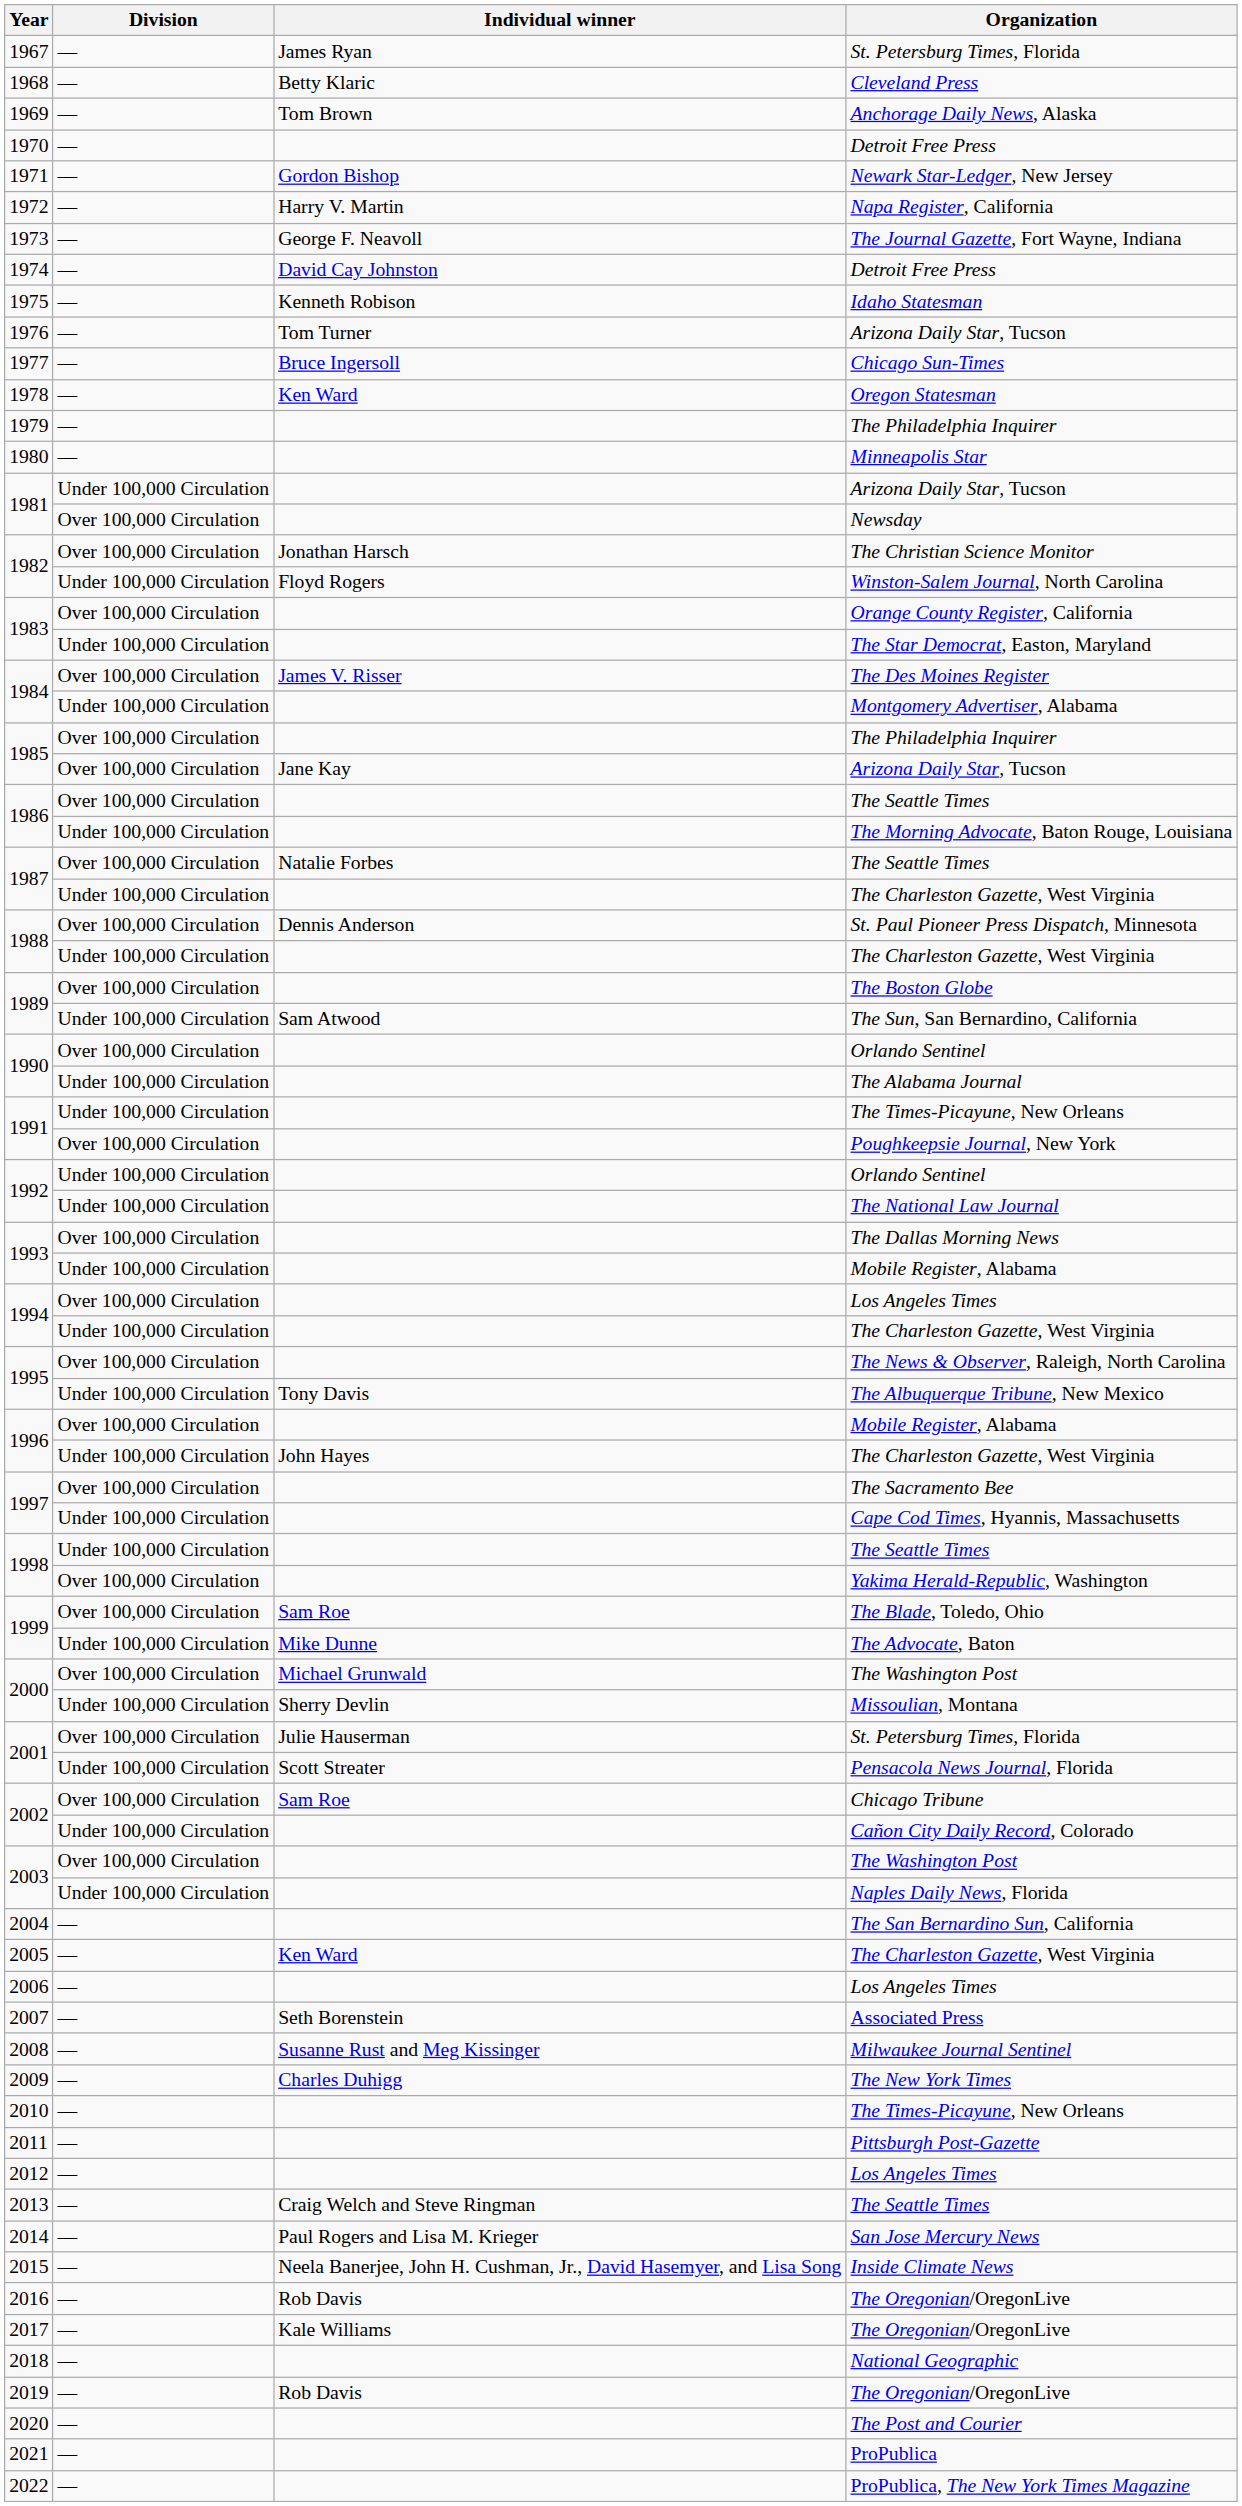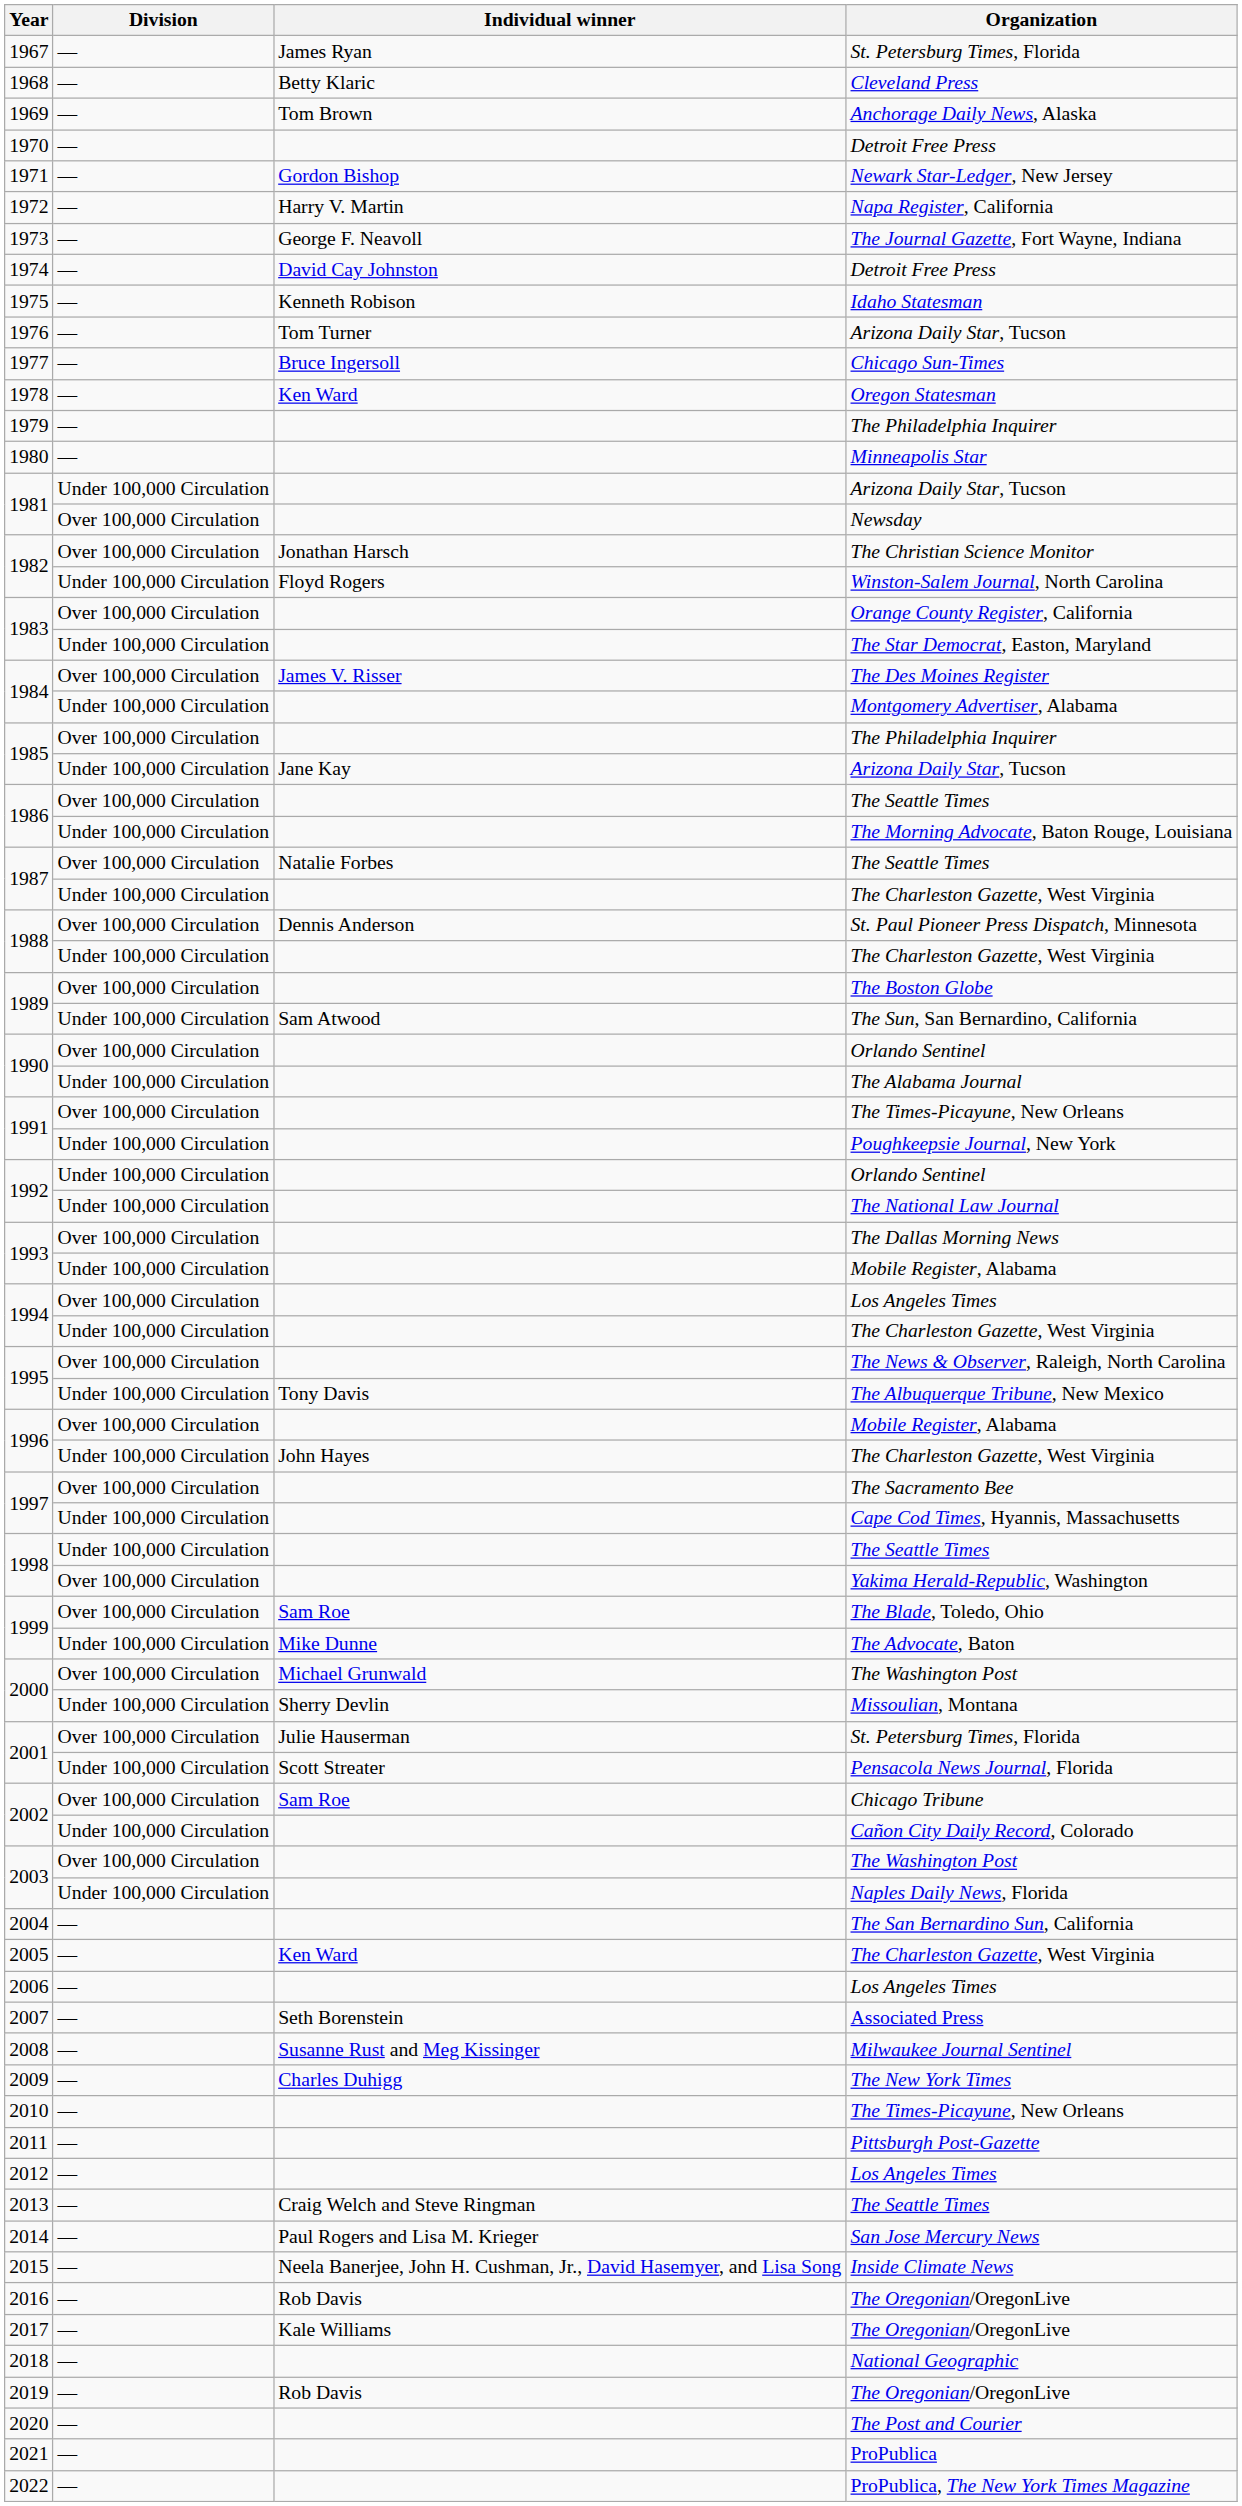(158, 769) Over 100,000 Circulation -> (163, 769) Under 100,000 Circulation
(163, 1112) Under 100,000 Circulation -> (158, 1112) Over 100,000 Circulation
(158, 1143) Over 100,000 Circulation -> (163, 1143) Under 100,000 Circulation
